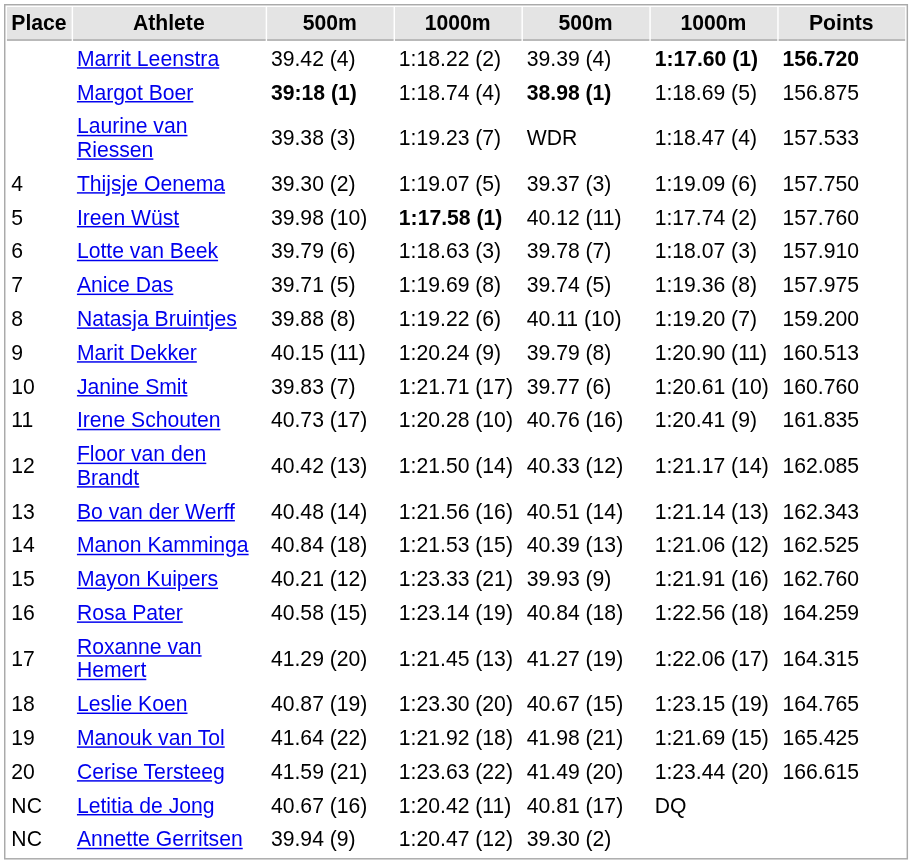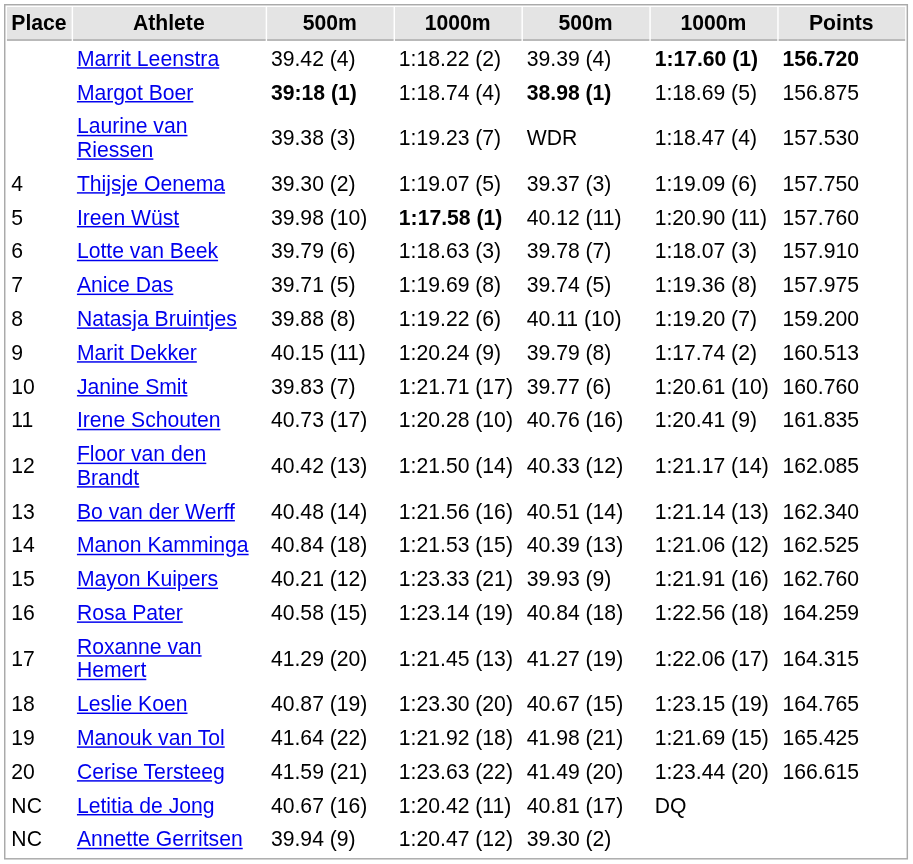(821, 138) 157.533 -> (821, 138) 157.530
(706, 217) 1:17.74 (2) -> (711, 217) 1:20.90 (11)
(711, 352) 1:20.90 (11) -> (706, 352) 1:17.74 (2)
(821, 511) 162.343 -> (821, 511) 162.340
